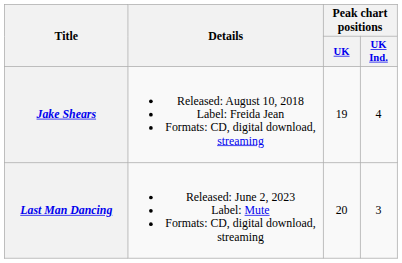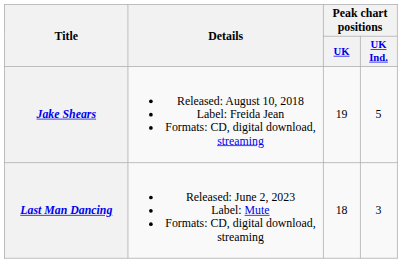(379, 114) 4 -> (379, 114) 5
(342, 210) 20 -> (342, 210) 18
